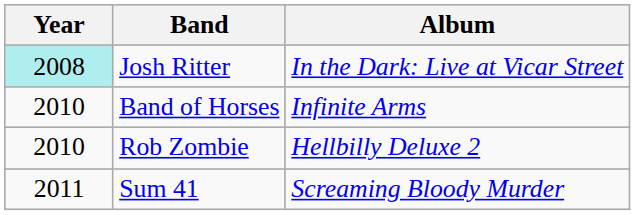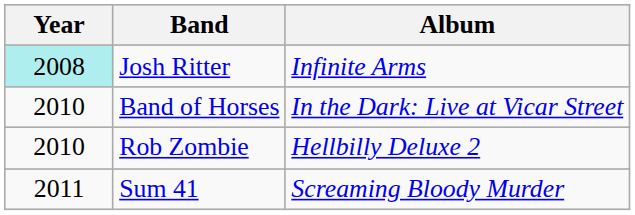(457, 65) In the Dark: Live at Vicar Street -> (359, 65) Infinite Arms
(359, 106) Infinite Arms -> (457, 106) In the Dark: Live at Vicar Street
